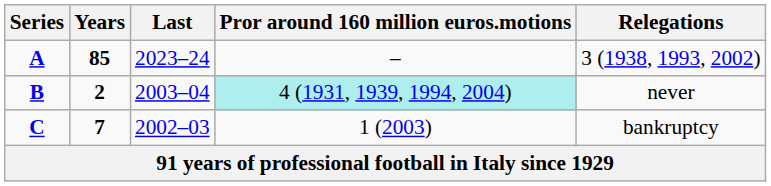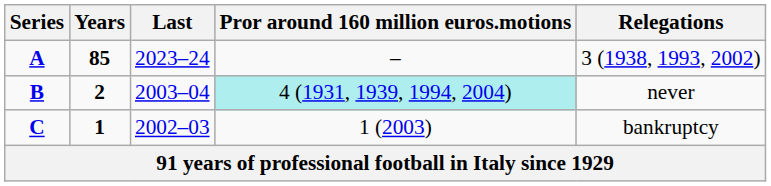(100, 127) 7 -> (100, 127) 1
